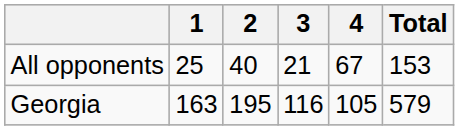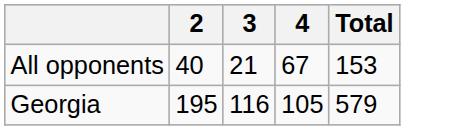- column: (197, 24)
